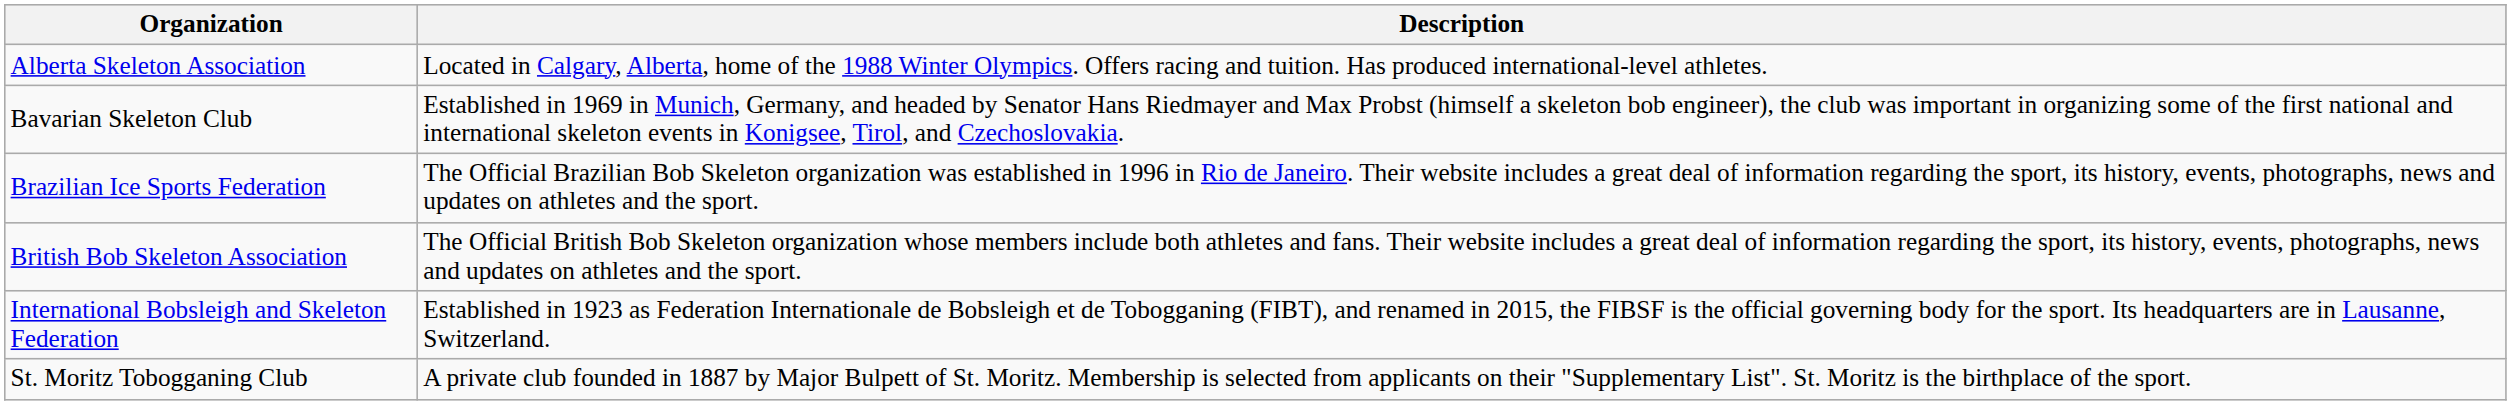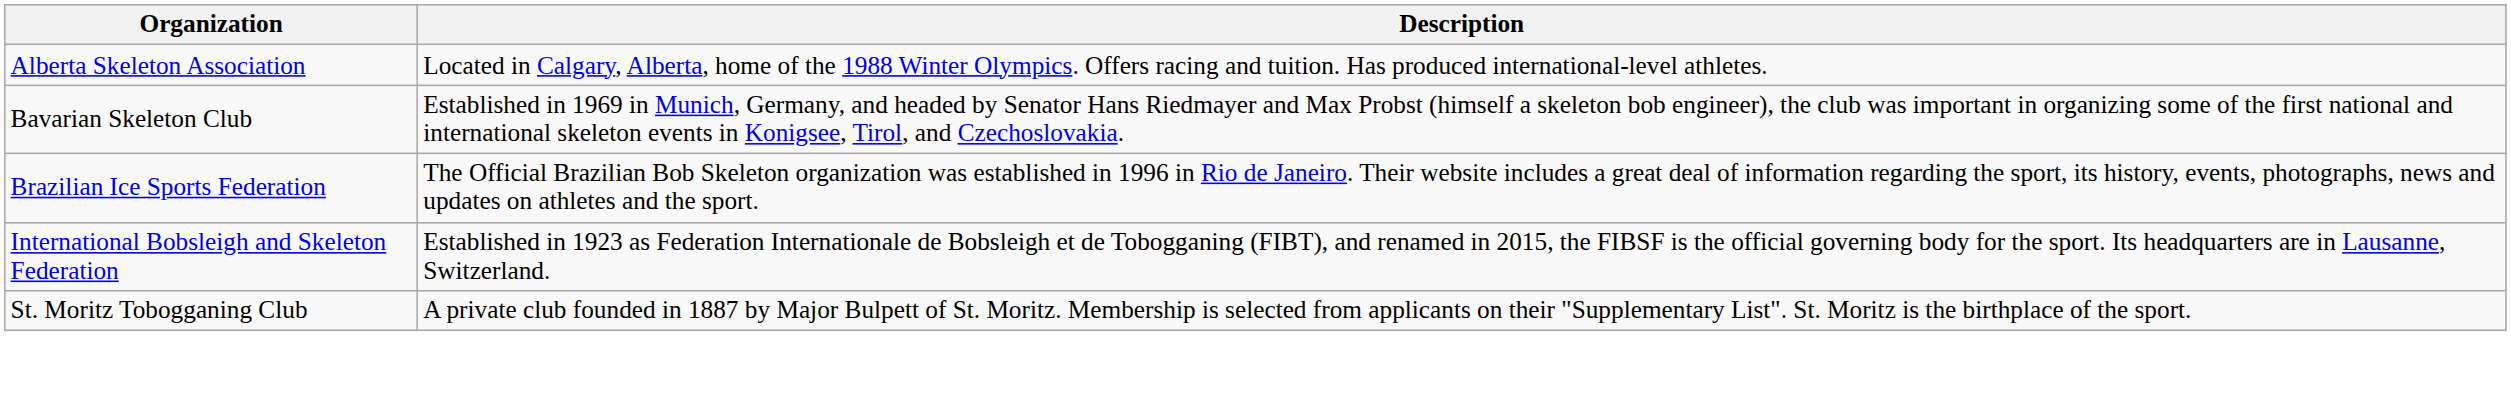- row: (179, 256)
